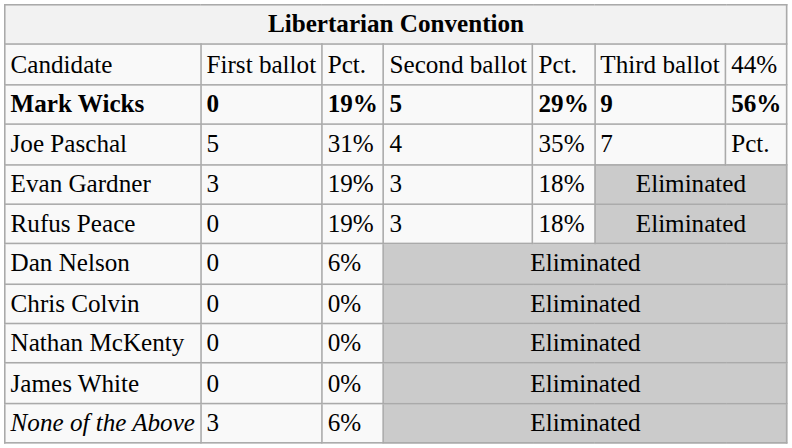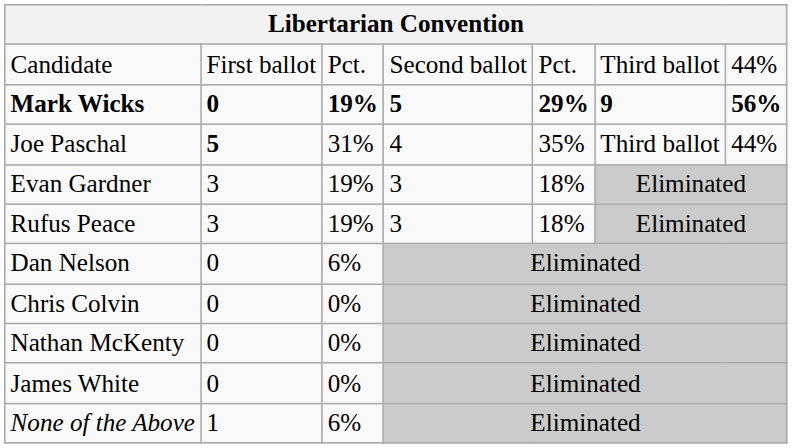(213, 143) normal -> (213, 143) bold
(607, 143) 7 -> (660, 143) Third ballot
(750, 143) Pct. -> (754, 143) 44%
(213, 223) 0 -> (213, 223) 3
(213, 422) 3 -> (213, 422) 1
